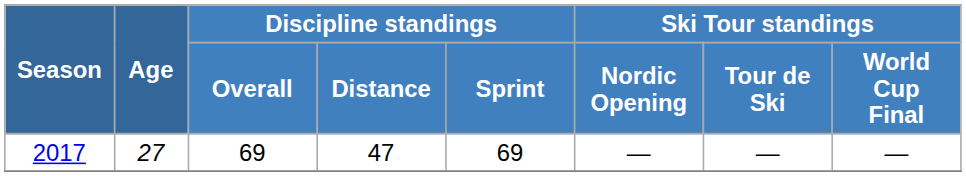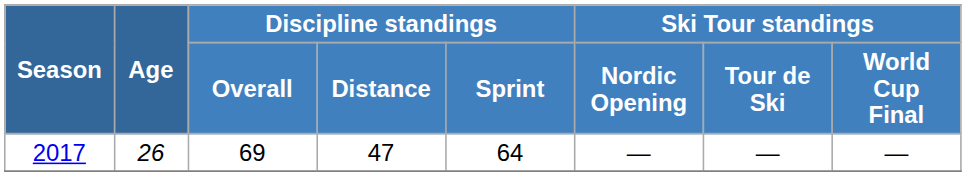(151, 153) 27 -> (151, 153) 26
(510, 153) 69 -> (510, 153) 64
